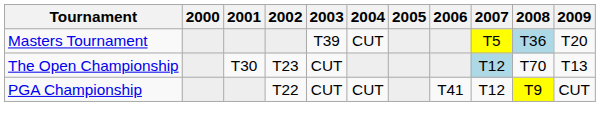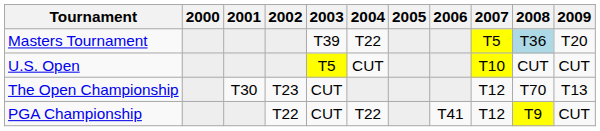(368, 41) CUT -> (368, 41) T22
+ row: (44, 65)
(492, 65) lightblue background -> (492, 90) no background
(368, 90) CUT -> (368, 114) T22
